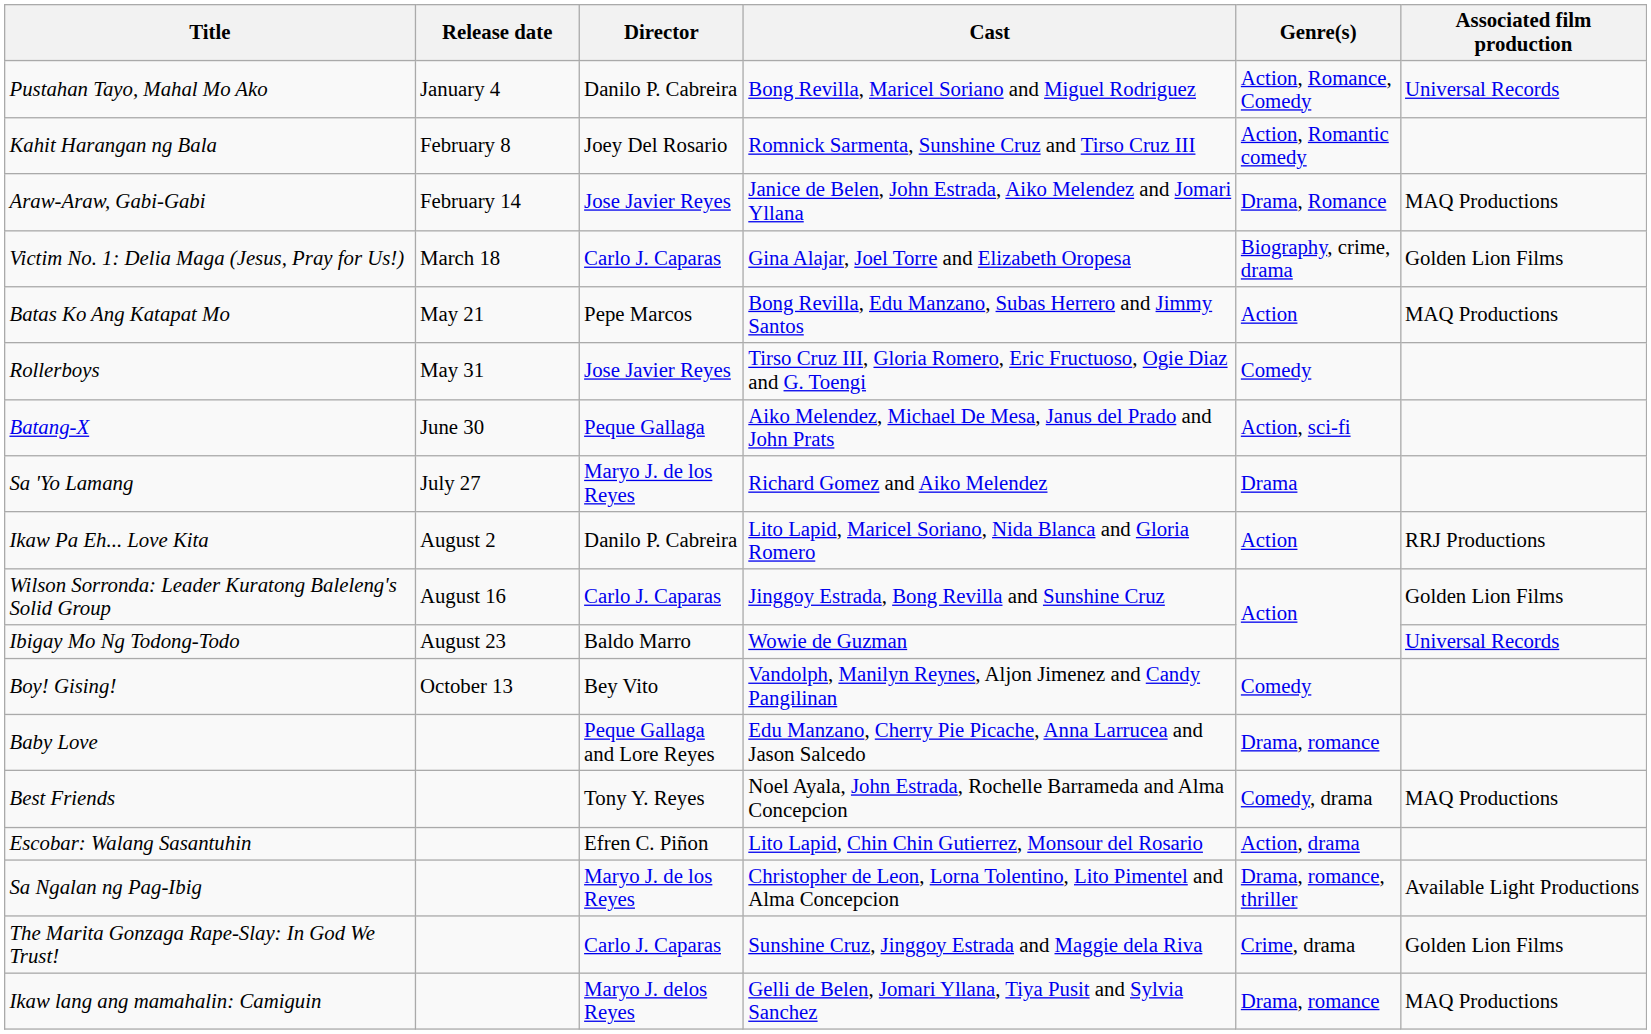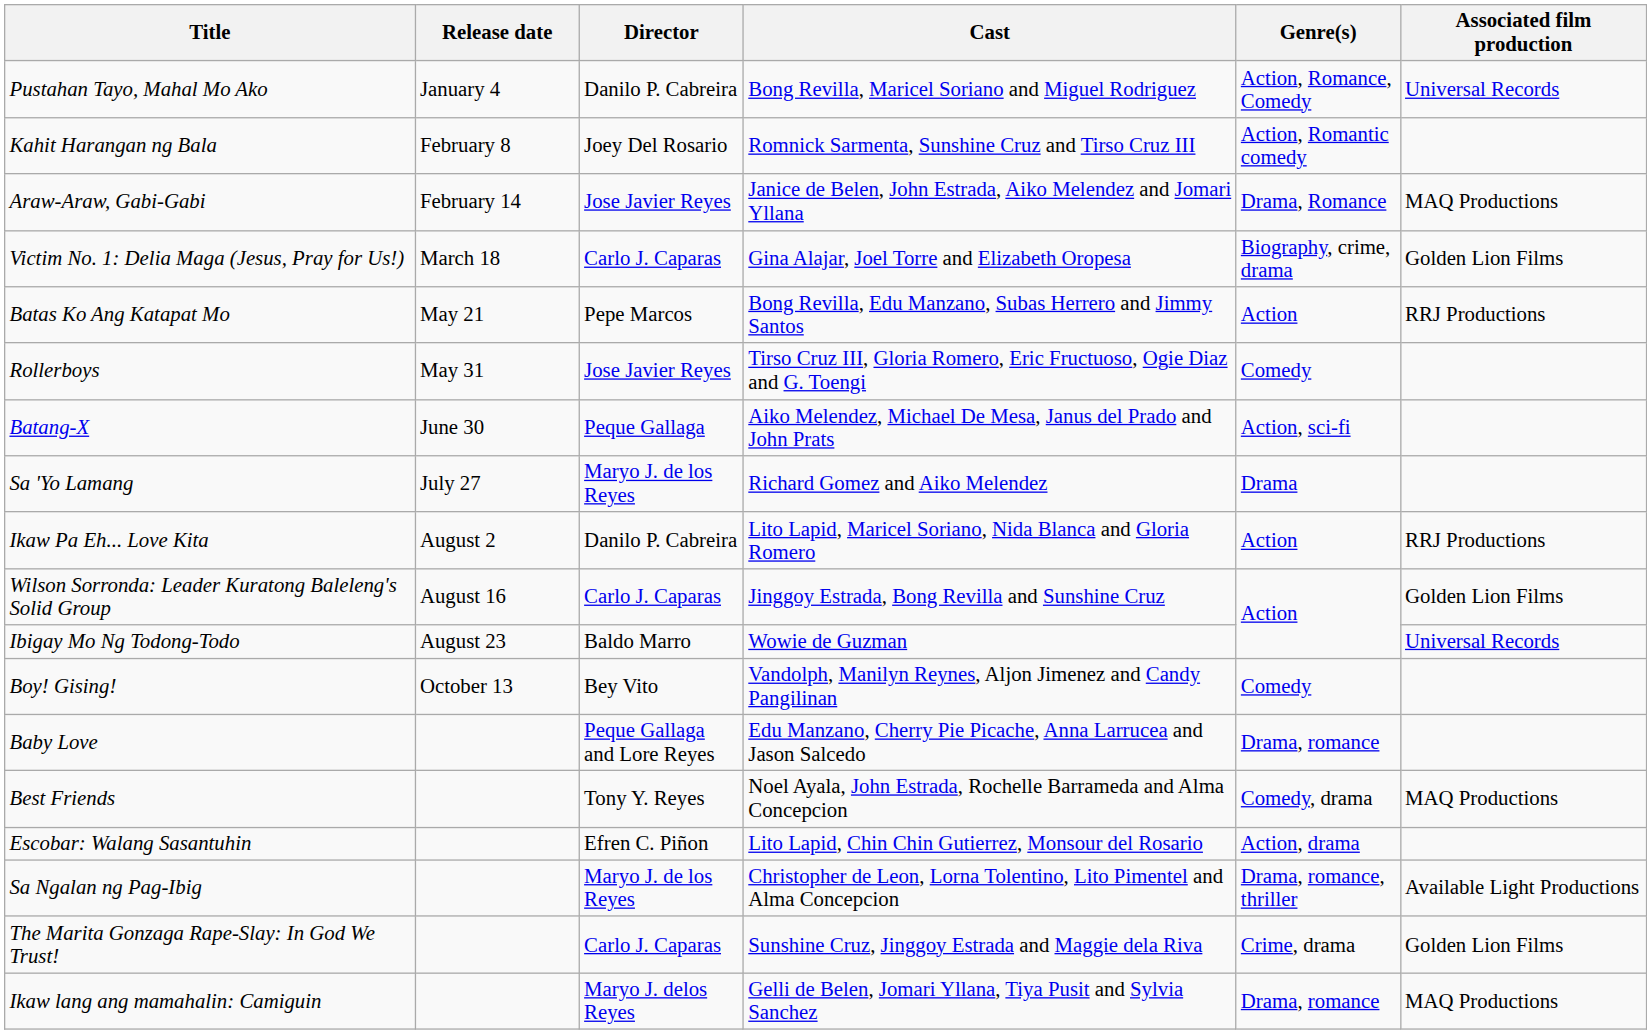(1482, 314) MAQ Productions -> (1475, 314) RRJ Productions
